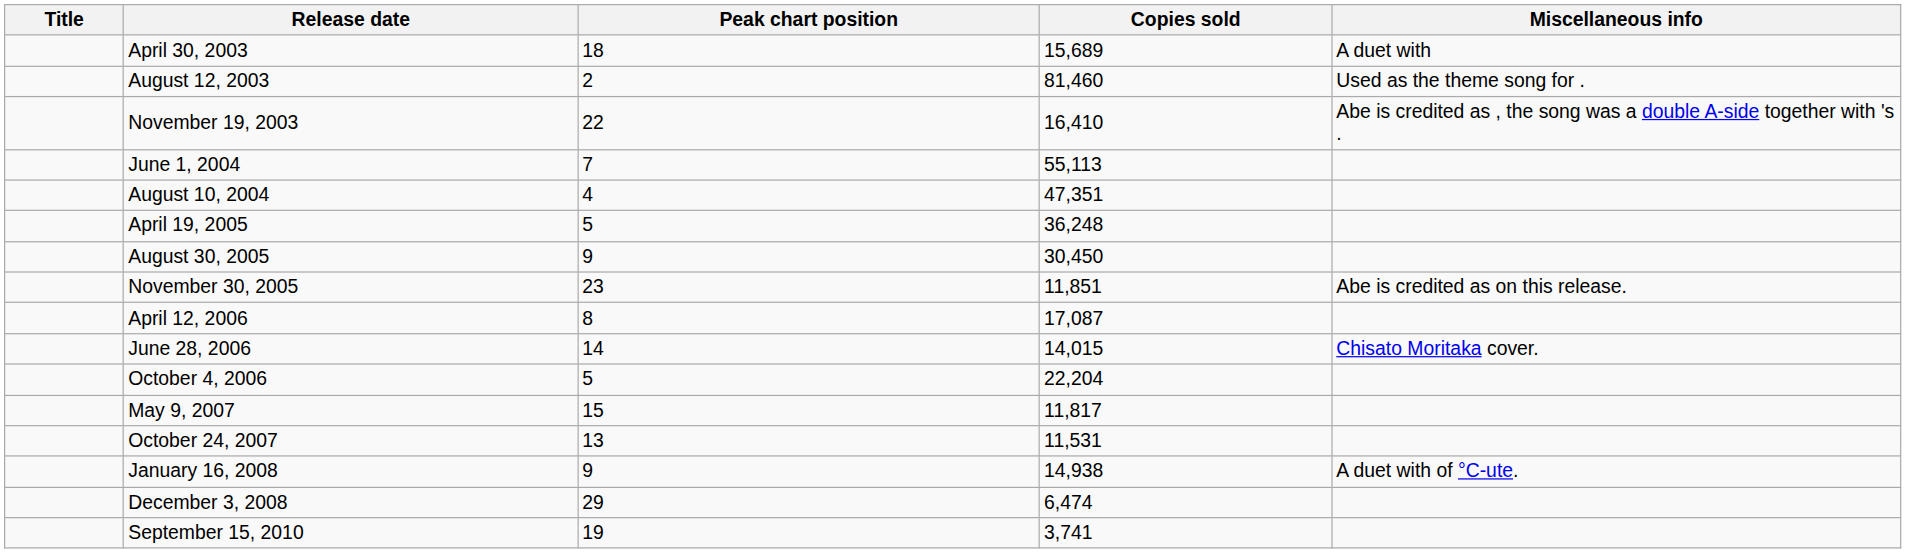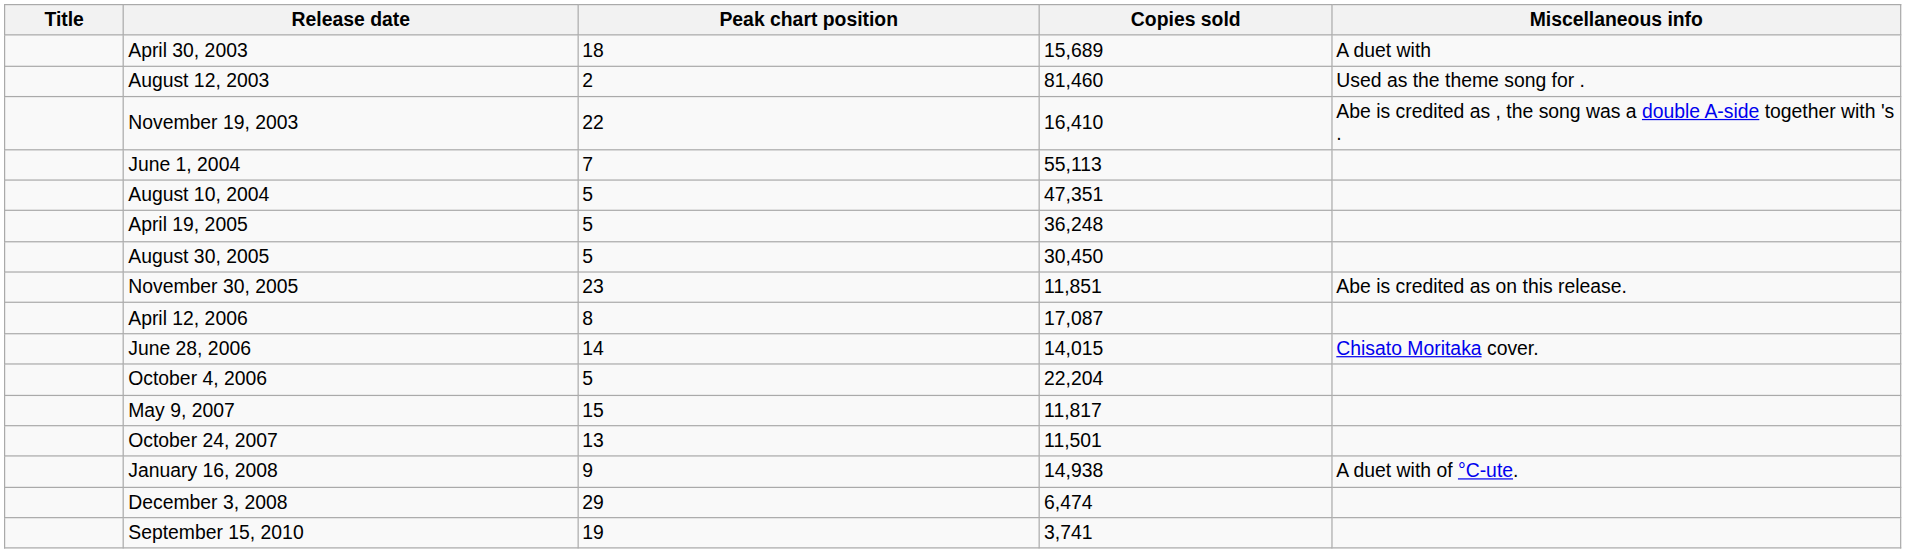(588, 195) 4 -> (588, 195) 5
(588, 256) 9 -> (588, 256) 5
(1073, 440) 11,531 -> (1073, 440) 11,501
